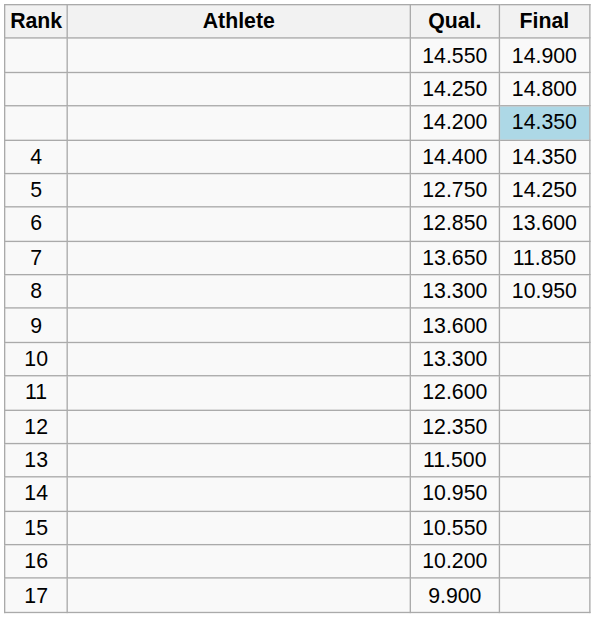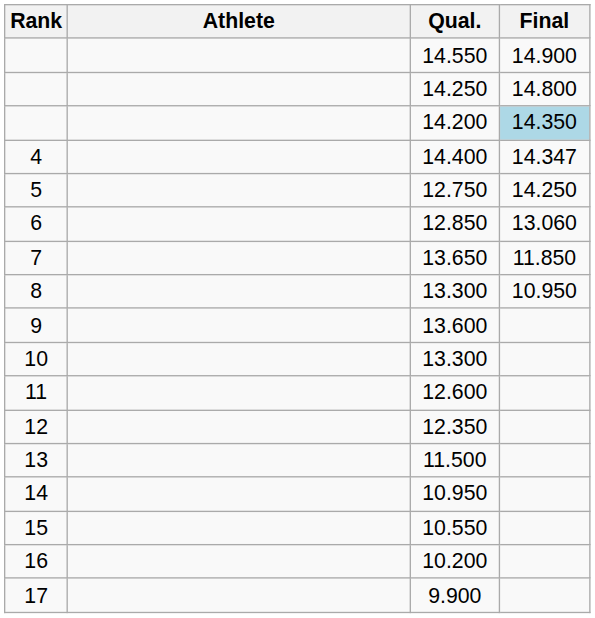(544, 156) 14.350 -> (544, 156) 14.347
(544, 223) 13.600 -> (544, 223) 13.060
